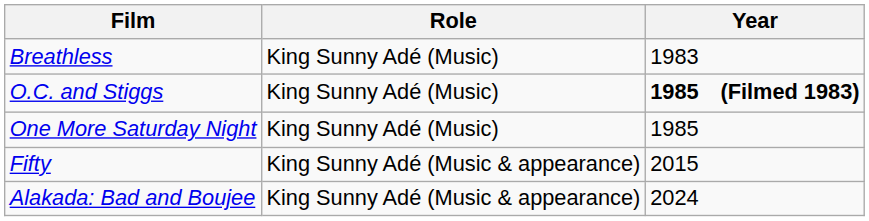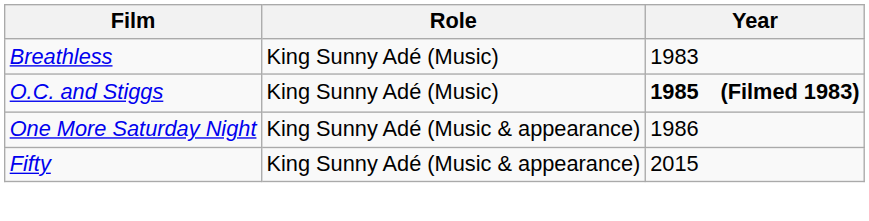(383, 129) King Sunny Adé (Music) -> (453, 129) King Sunny Adé (Music & appearance)
(674, 129) 1985 -> (674, 129) 1986
- row: (132, 198)
